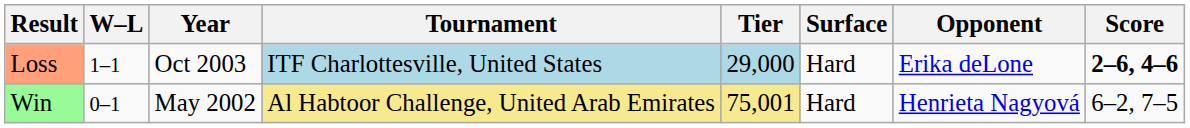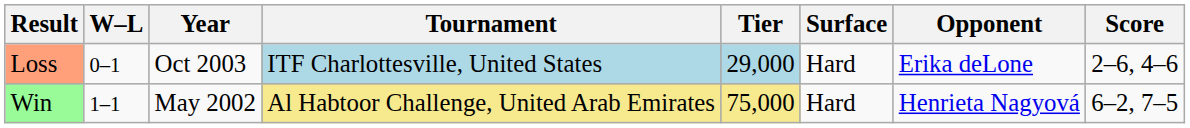(105, 65) 1–1 -> (105, 65) 0–1
(1135, 63) bold -> (1135, 63) normal
(105, 104) 0–1 -> (105, 104) 1–1
(760, 102) 75,001 -> (760, 102) 75,000
